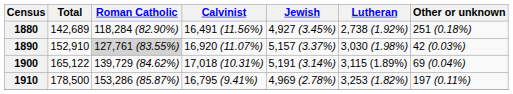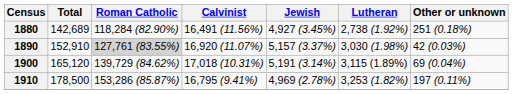(70, 64) 165,122 -> (70, 64) 165,120
